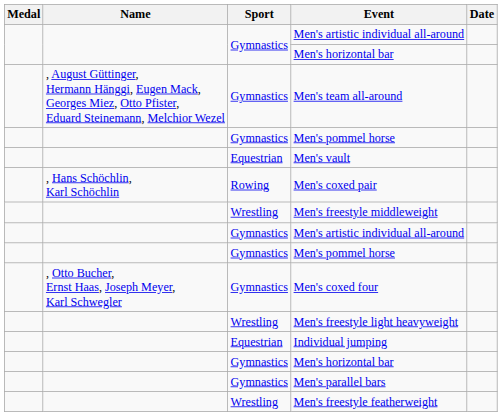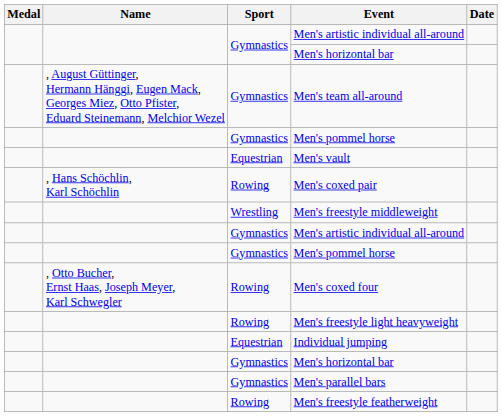(259, 287) Gymnastics -> (250, 287) Rowing
(254, 321) Wrestling -> (250, 321) Rowing
(254, 401) Wrestling -> (250, 401) Rowing
